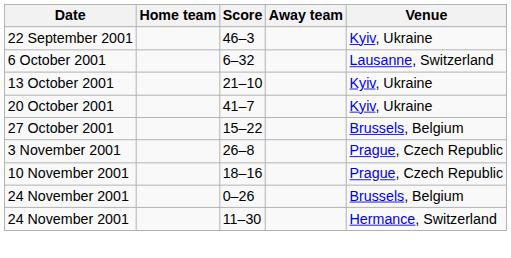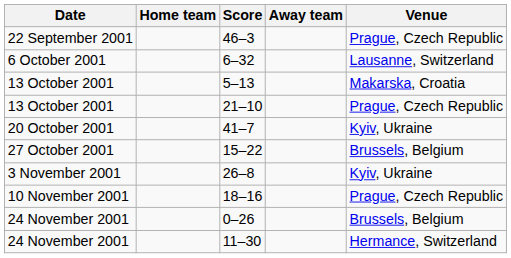(391, 38) Kyiv, Ukraine -> (426, 38) Prague, Czech Republic
+ row: (239, 83)
(391, 83) Kyiv, Ukraine -> (426, 106) Prague, Czech Republic
(426, 151) Prague, Czech Republic -> (391, 173) Kyiv, Ukraine
